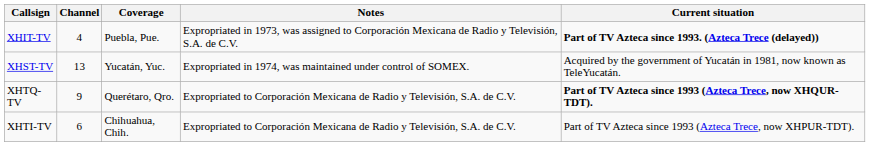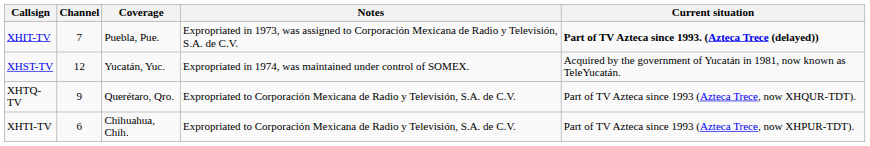(79, 36) 4 -> (79, 36) 7
(79, 66) 13 -> (79, 66) 12
(701, 96) bold -> (710, 96) normal
